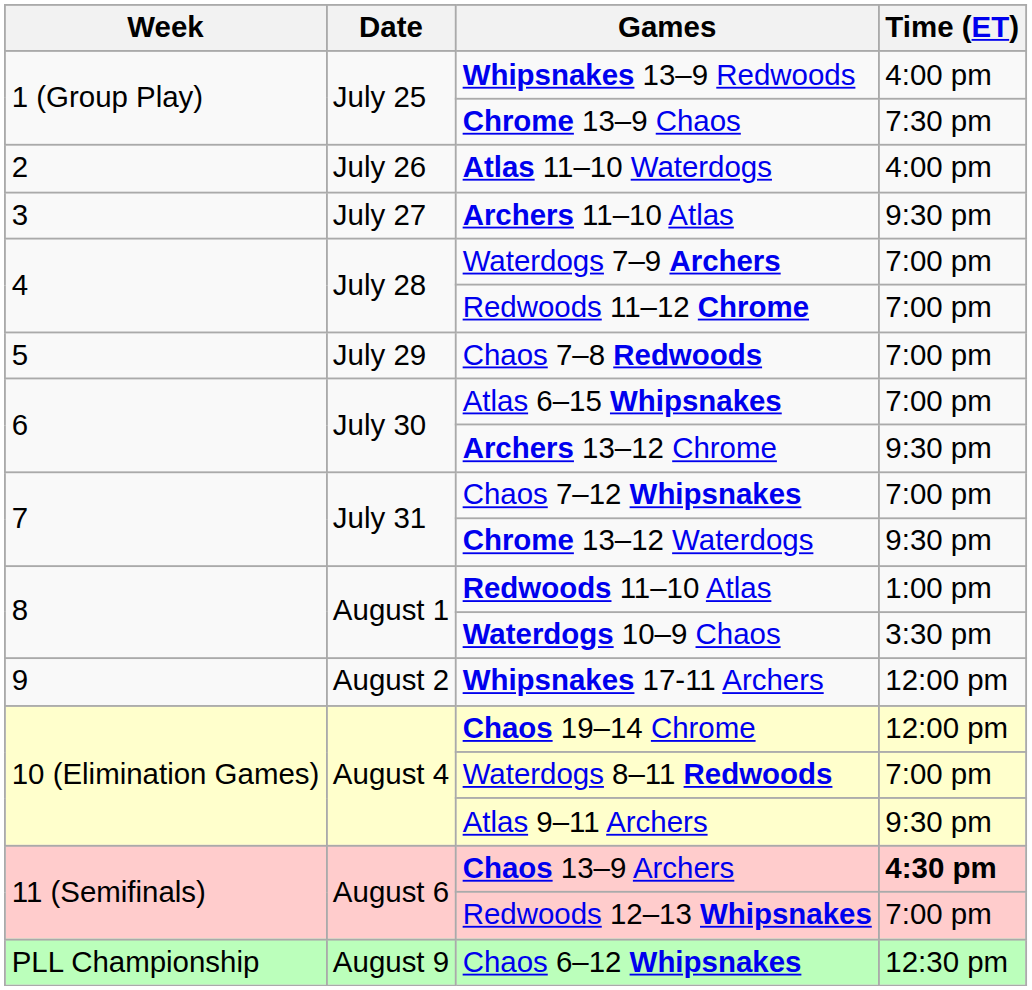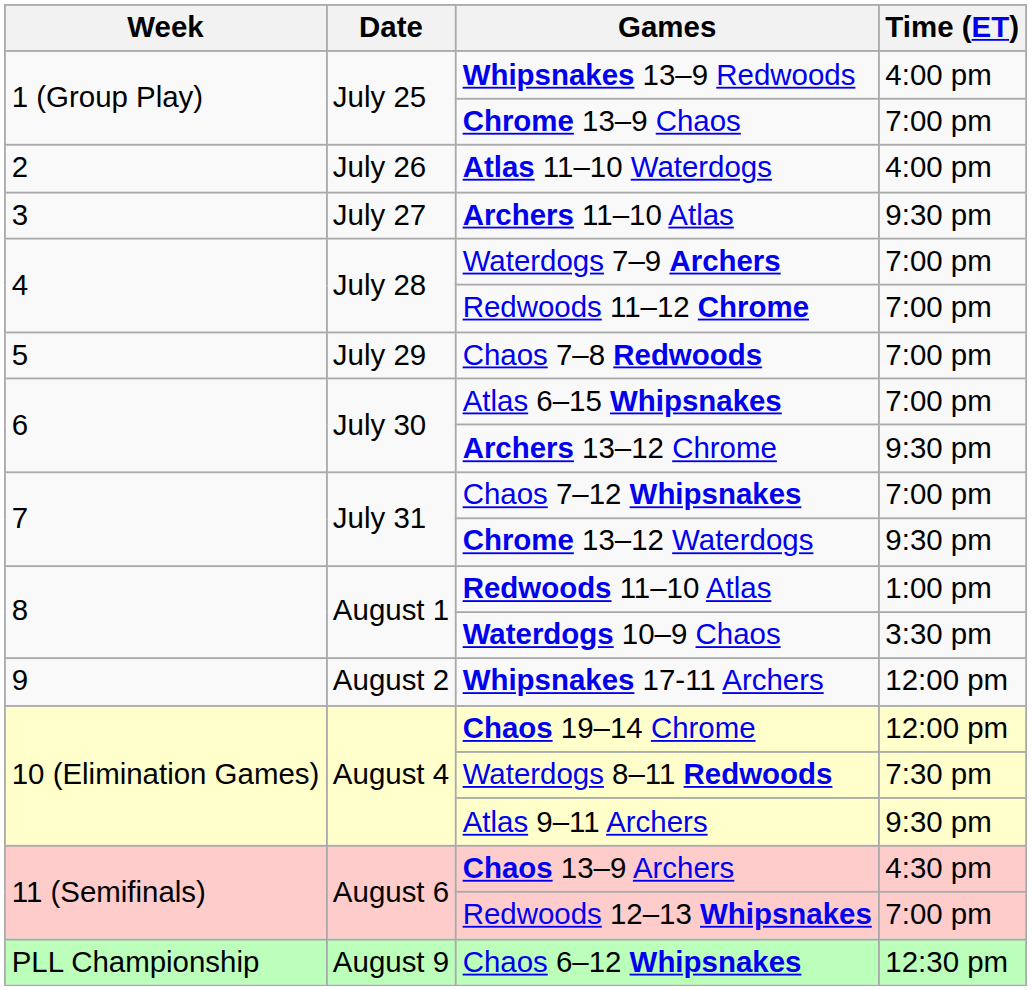(939, 121) 7:30 pm -> (939, 121) 7:00 pm
(939, 774) 7:00 pm -> (939, 774) 7:30 pm
(941, 868) bold -> (939, 868) normal
